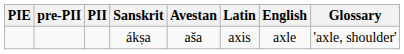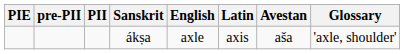columns swapped: (193, 15) <-> (285, 15)
